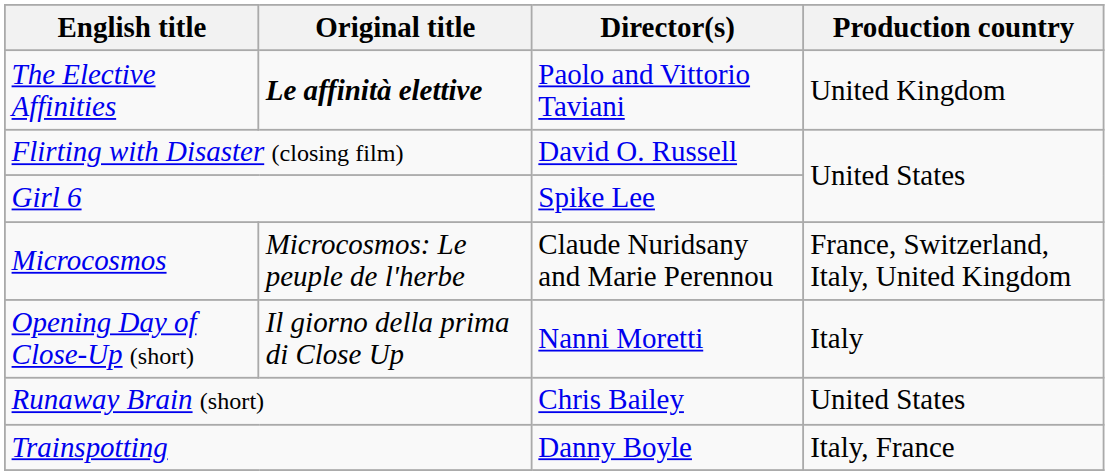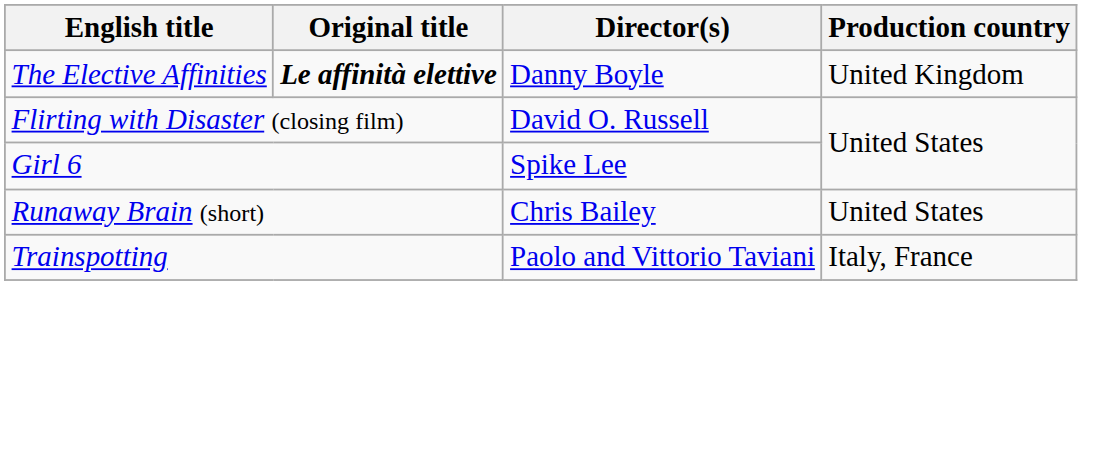(644, 89) Paolo and Vittorio Taviani -> (587, 73) Danny Boyle
- row: (89, 260)
- row: (104, 338)
(615, 446) Danny Boyle -> (663, 257) Paolo and Vittorio Taviani
